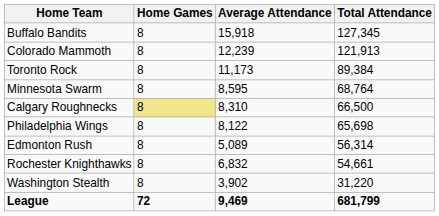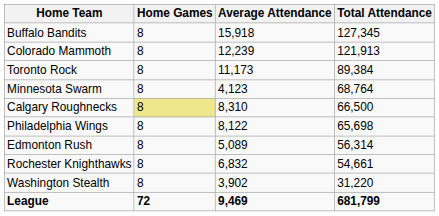(233, 88) 8,595 -> (233, 88) 4,123
